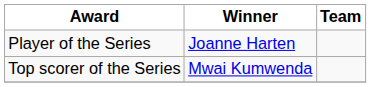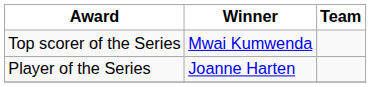rows swapped: (79, 43) <-> (94, 69)
